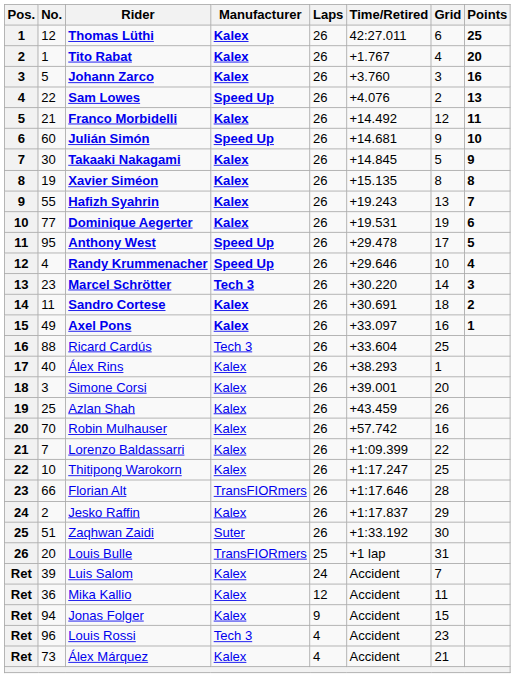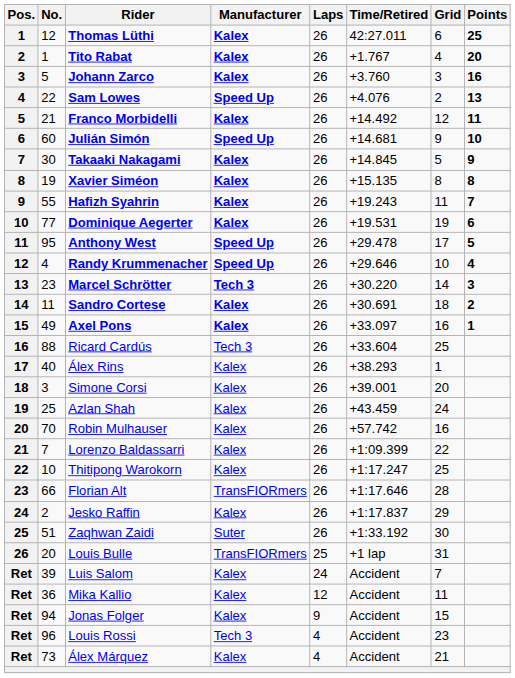(442, 201) 13 -> (441, 201) 11
(442, 408) 26 -> (442, 408) 24
